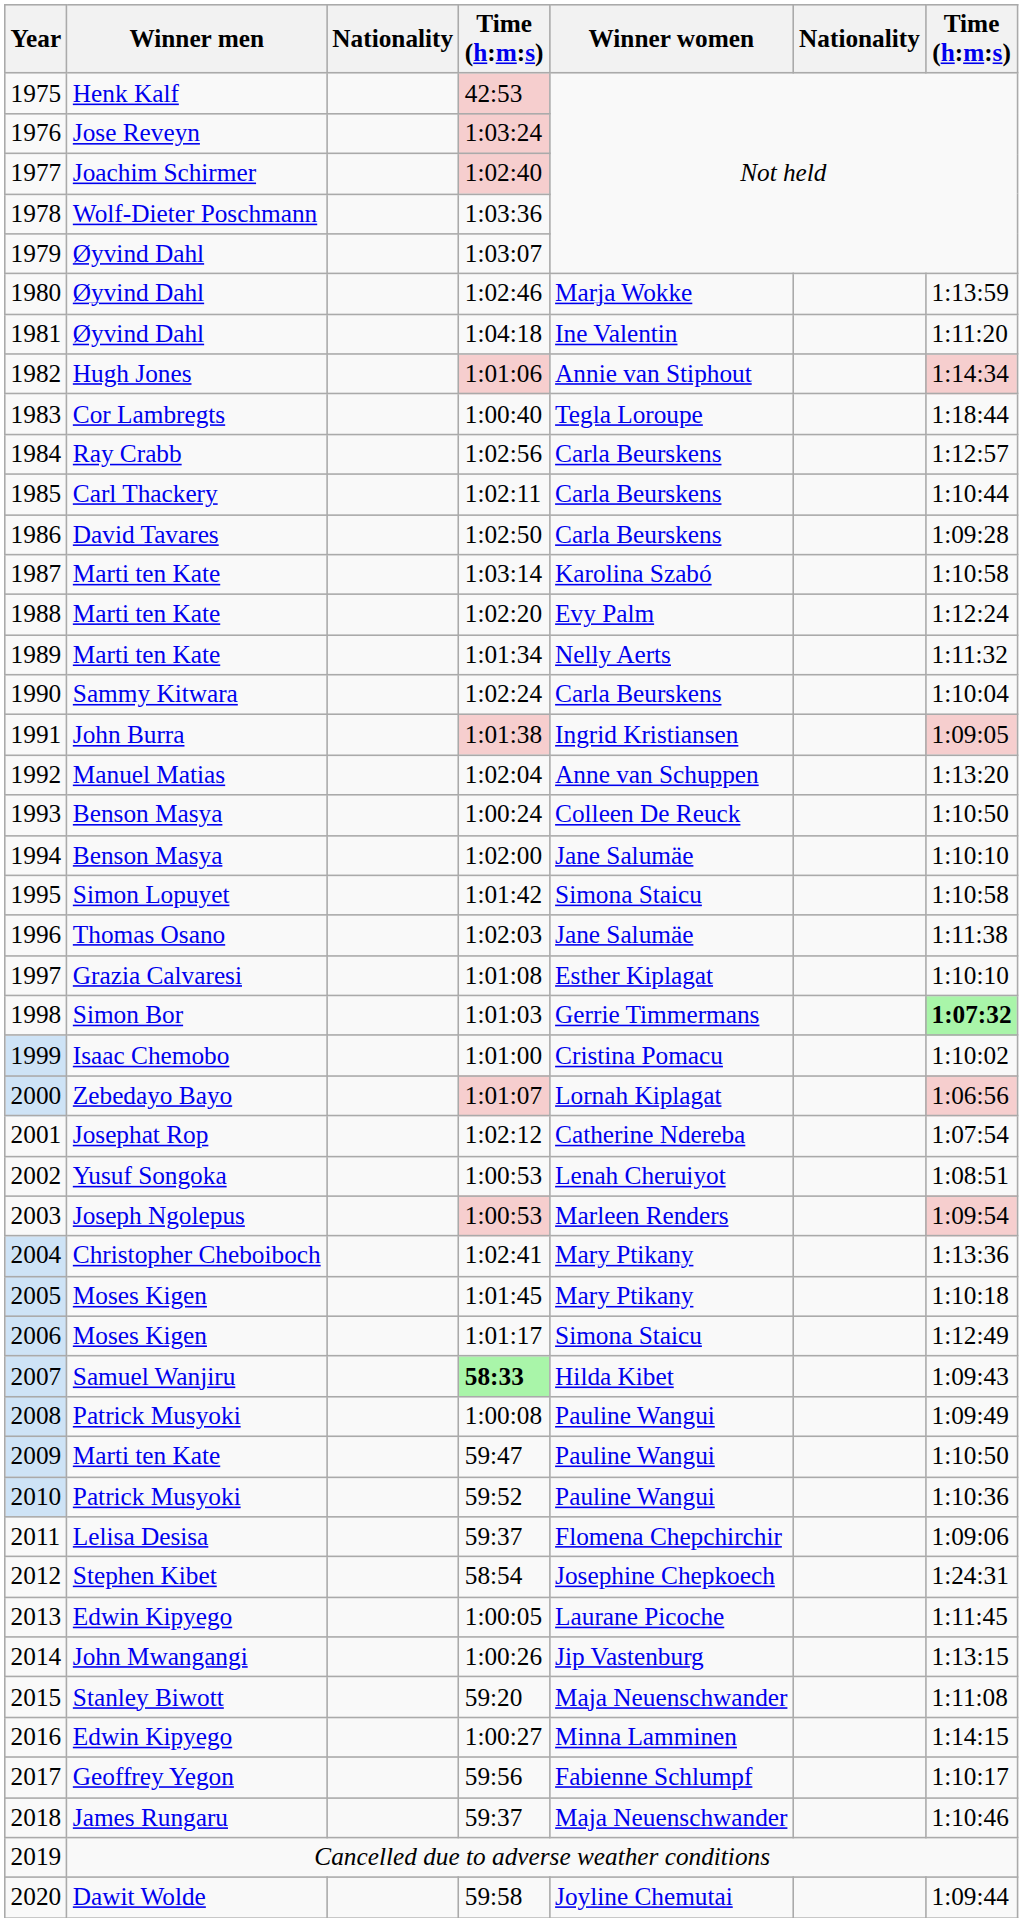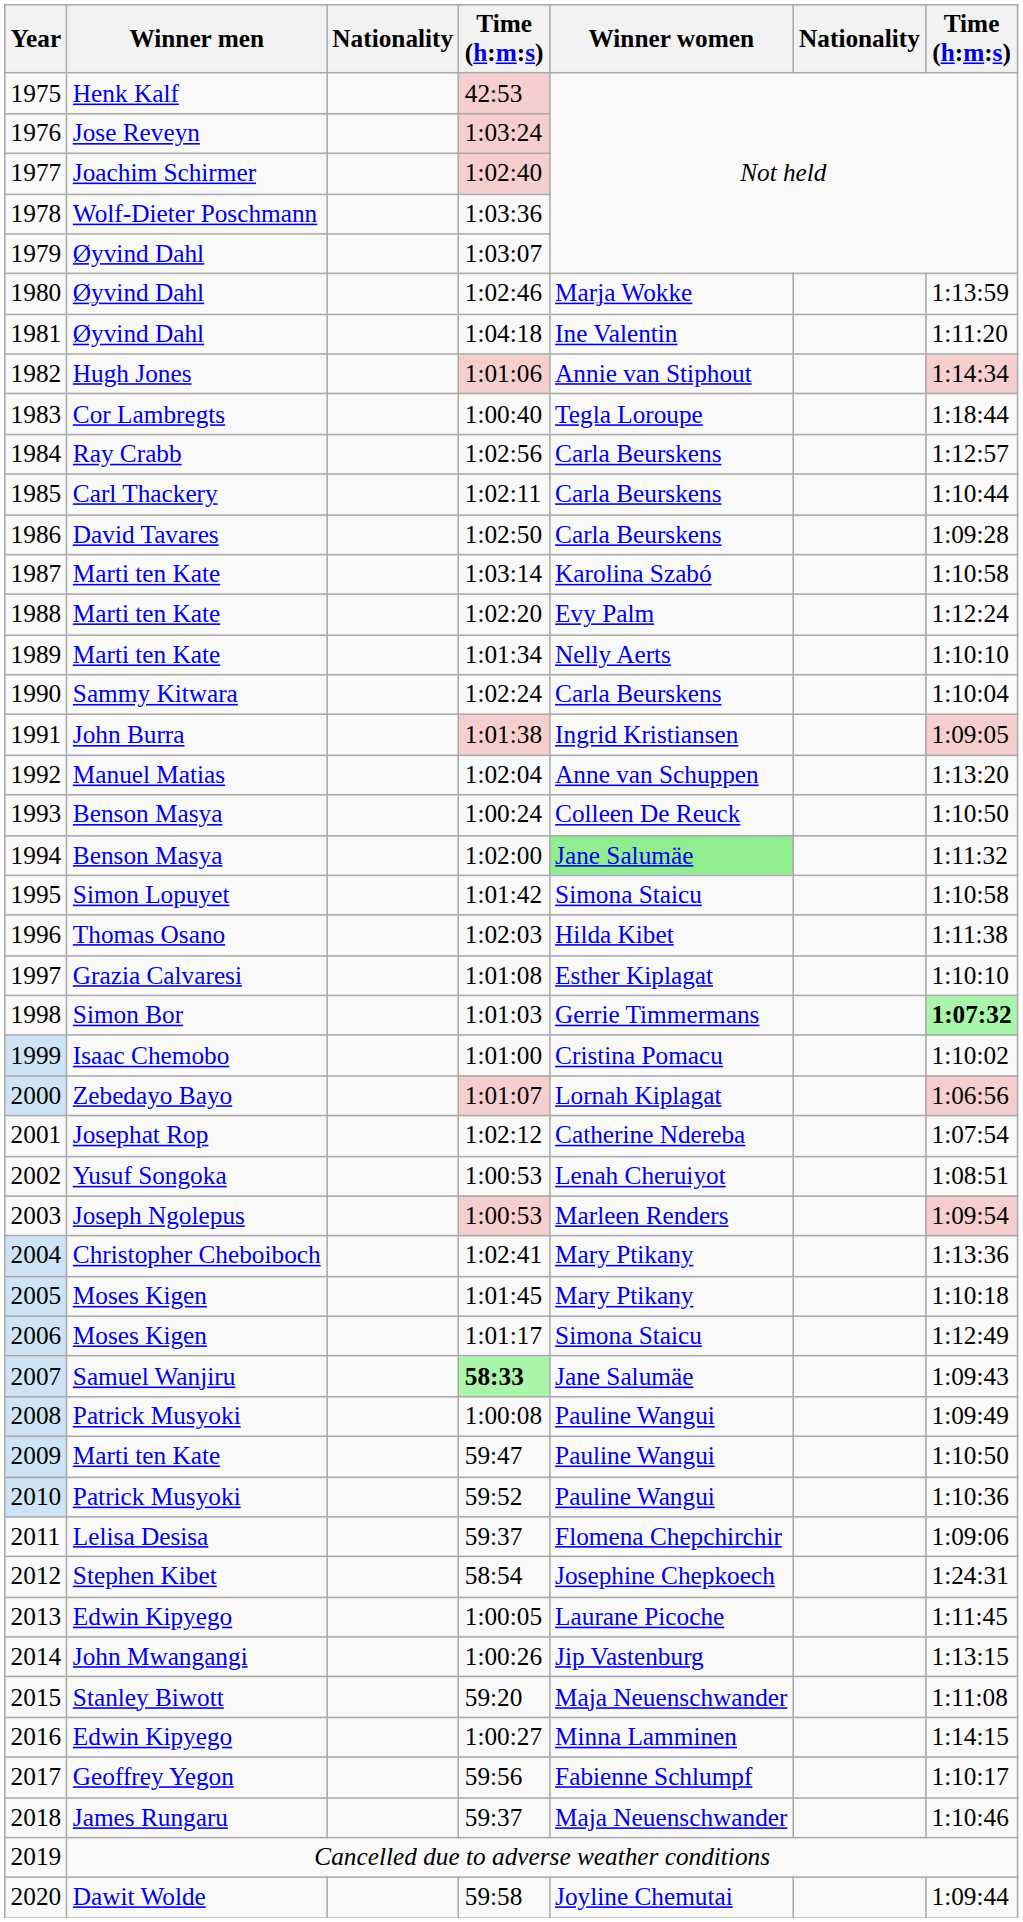(970, 654) 1:11:32 -> (970, 654) 1:10:10
(624, 854) no background -> (624, 854) lightgreen background
(970, 854) 1:10:10 -> (970, 854) 1:11:32
(624, 935) Jane Salumäe -> (614, 935) Hilda Kibet
(614, 1376) Hilda Kibet -> (624, 1376) Jane Salumäe
